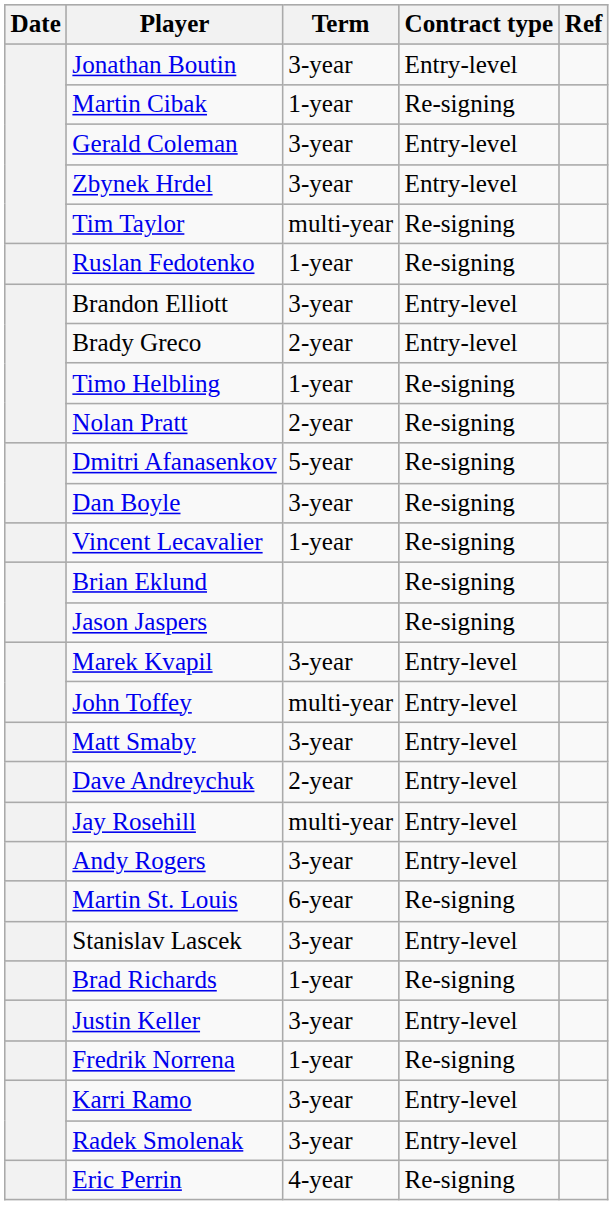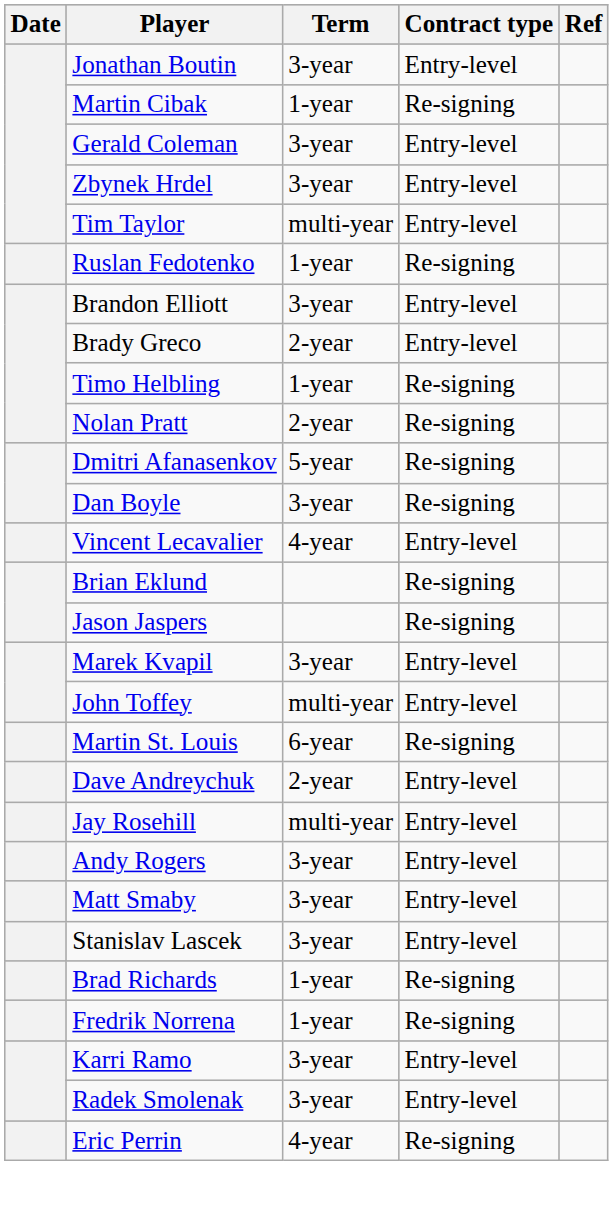(460, 223) Re-signing -> (461, 223) Entry-level
(320, 542) 1-year -> (320, 542) 4-year
(460, 542) Re-signing -> (461, 542) Entry-level
rows swapped: (155, 900) <-> (134, 741)
- row: (136, 1020)
